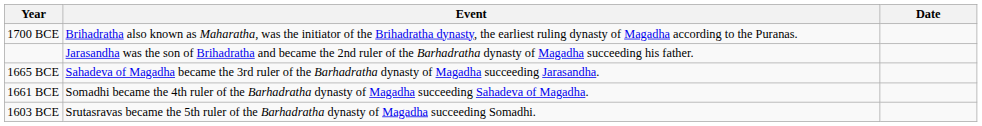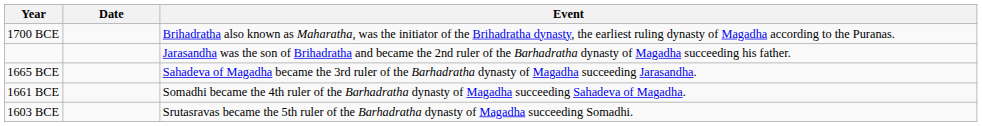columns swapped: (928, 14) <-> (471, 14)
